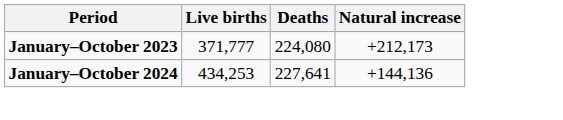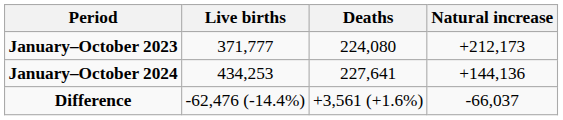+ row: (93, 100)
